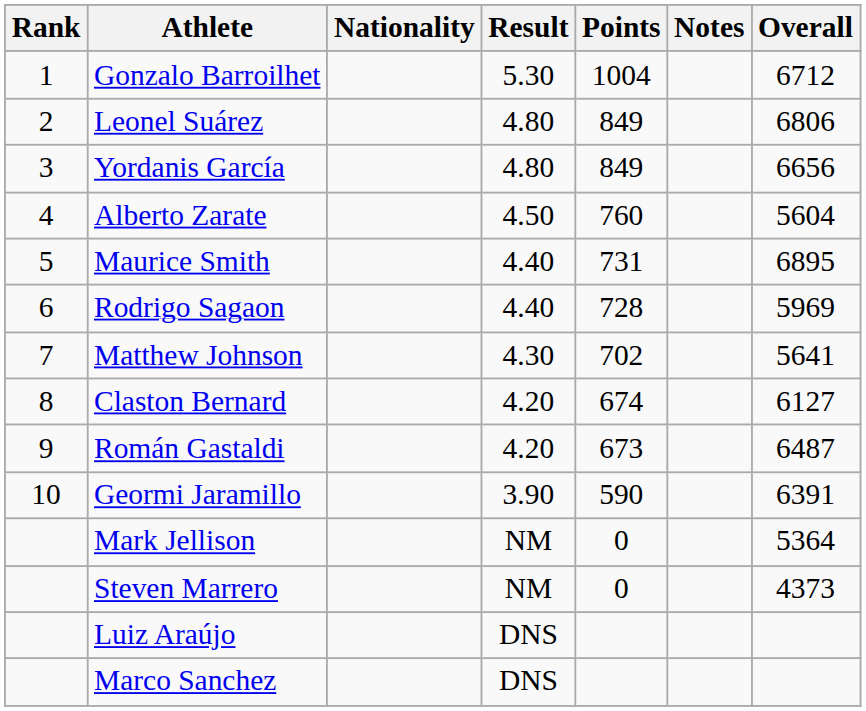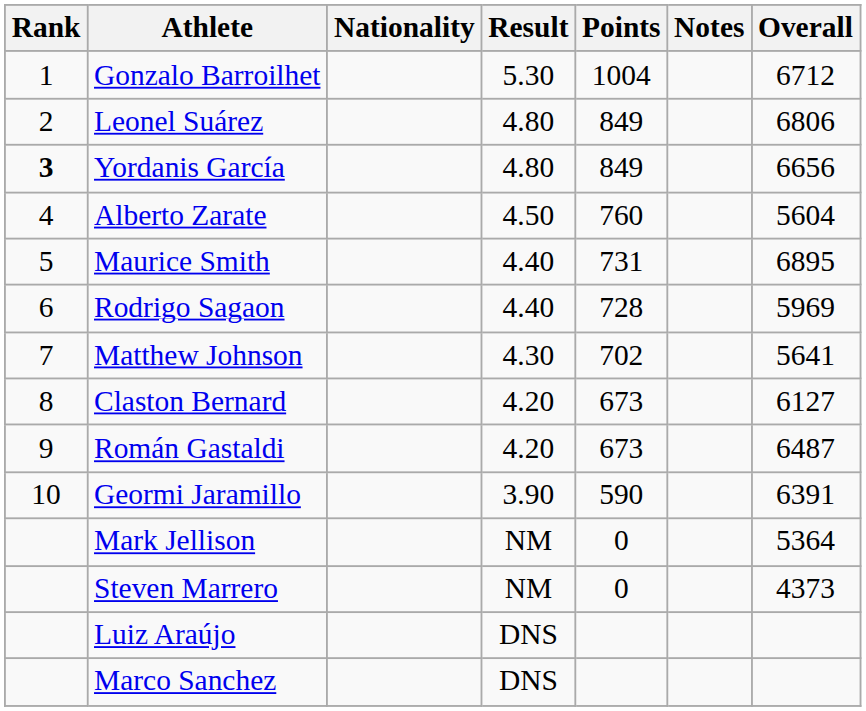(46, 167) normal -> (46, 167) bold
(621, 401) 674 -> (621, 401) 673
